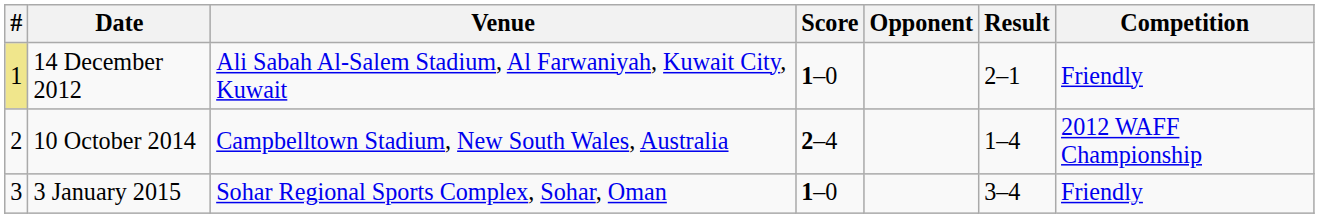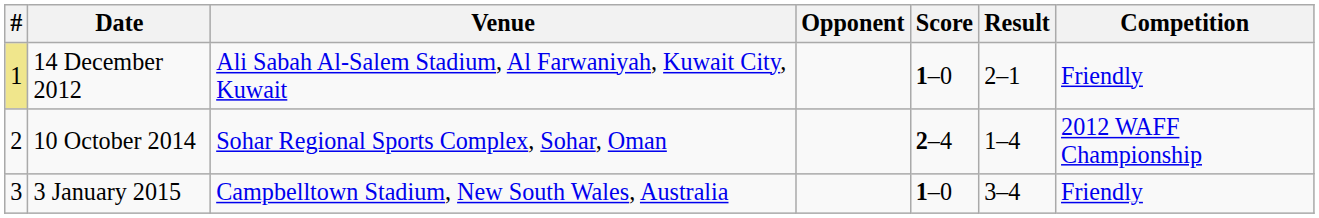columns swapped: (921, 23) <-> (830, 23)
(472, 141) Campbelltown Stadium, New South Wales, Australia -> (442, 141) Sohar Regional Sports Complex, Sohar, Oman
(442, 192) Sohar Regional Sports Complex, Sohar, Oman -> (472, 192) Campbelltown Stadium, New South Wales, Australia
